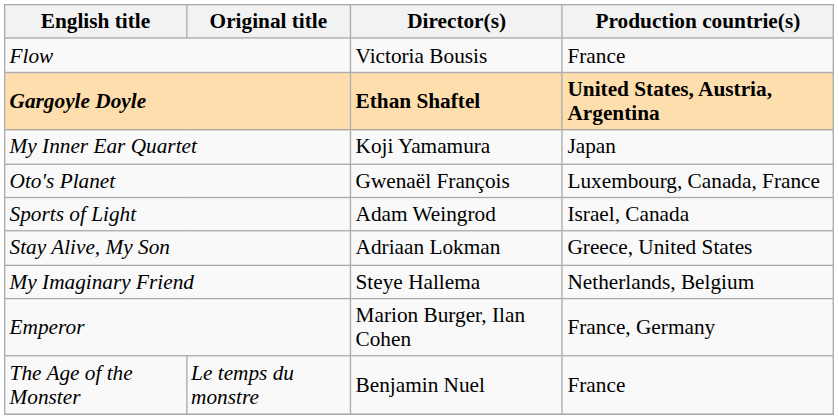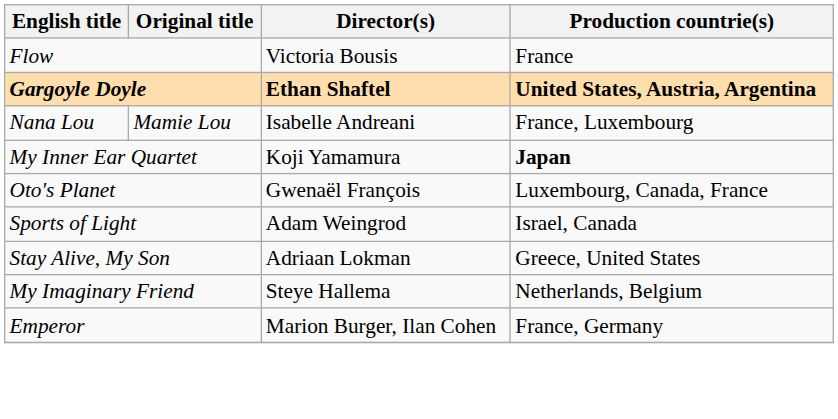+ row: (52, 122)
(592, 146) normal -> (543, 156) bold
- row: (71, 384)
